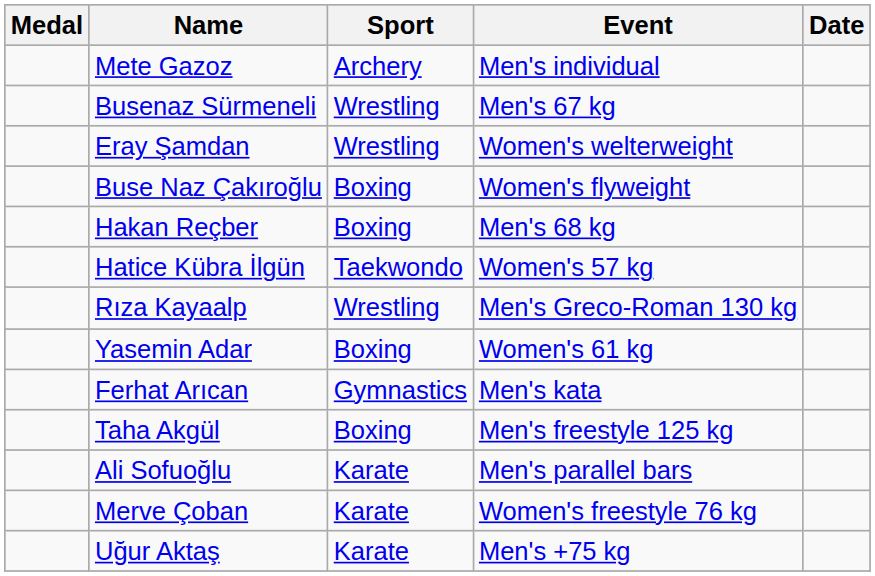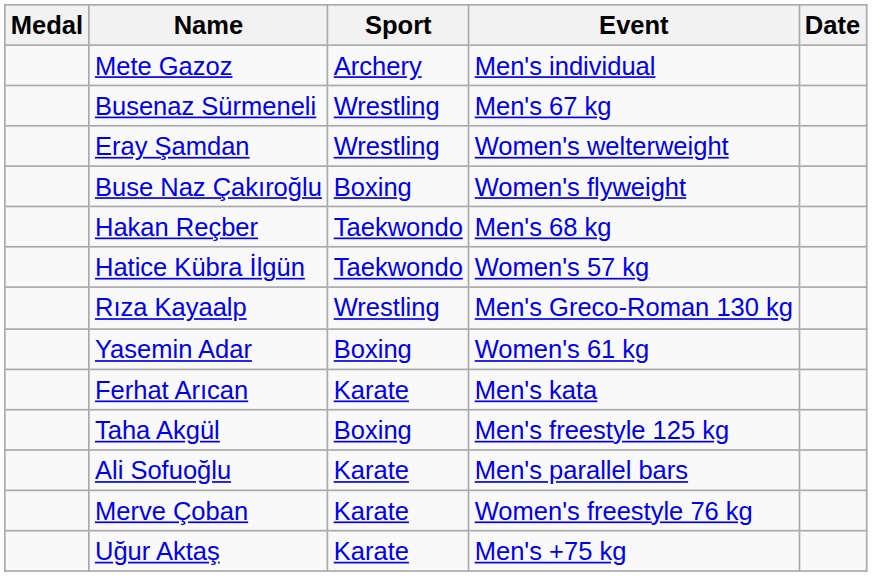(373, 227) Boxing -> (398, 227) Taekwondo
(400, 389) Gymnastics -> (371, 389) Karate
